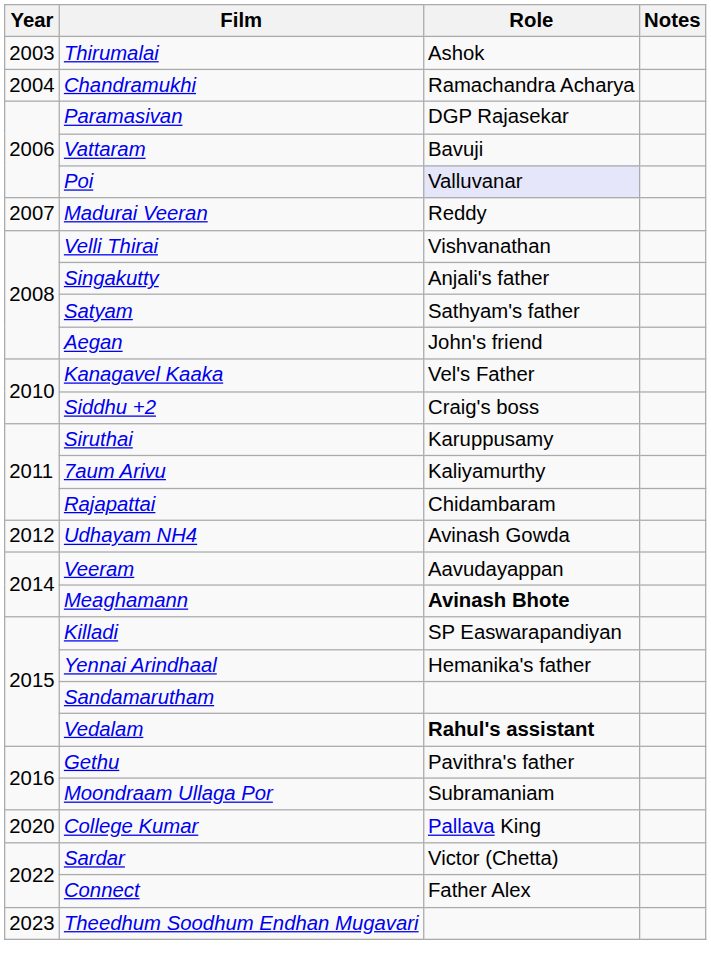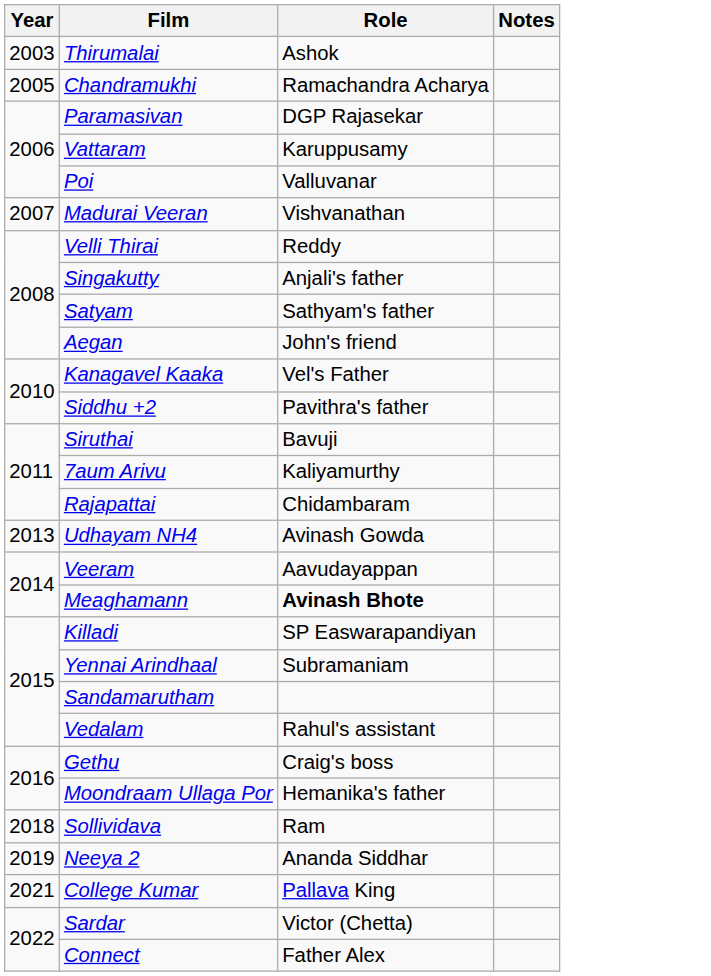(32, 85) 2004 -> (32, 85) 2005
(456, 149) Bavuji -> (345, 149) Karuppusamy
(475, 181) lavender background -> (329, 181) no background
(457, 213) Reddy -> (344, 213) Vishvanathan
(489, 246) Vishvanathan -> (312, 246) Reddy
(484, 407) Craig's boss -> (355, 407) Pavithra's father
(491, 439) Karuppusamy -> (310, 439) Bavuji
(32, 536) 2012 -> (32, 536) 2013
(510, 665) Hemanika's father -> (345, 665) Subramaniam
(511, 729) bold -> (359, 729) normal
(501, 761) Pavithra's father -> (338, 761) Craig's boss
(491, 794) Subramaniam -> (364, 794) Hemanika's father
+ row: (112, 826)
+ row: (102, 858)
(32, 826) 2020 -> (32, 890) 2021
- row: (241, 922)
